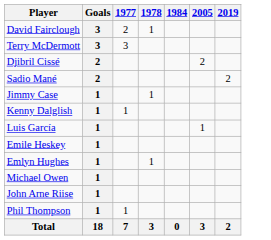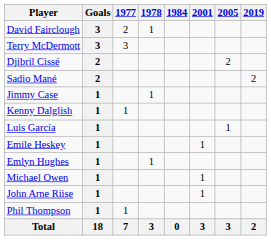+ column: (202, 12)
